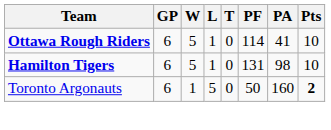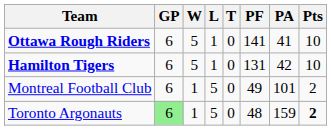(253, 40) 114 -> (255, 40) 141
(283, 64) 98 -> (284, 64) 42
+ row: (80, 88)
(167, 88) no background -> (169, 112) lightgreen background
(253, 88) 50 -> (255, 112) 48
(283, 88) 160 -> (284, 112) 159
